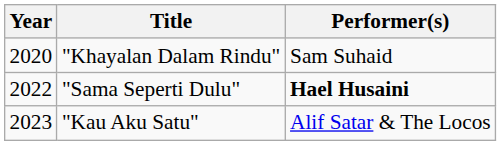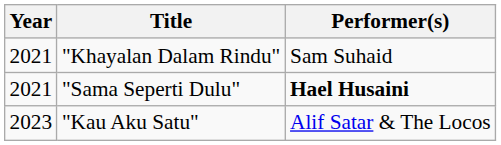(31, 55) 2020 -> (31, 55) 2021
(31, 88) 2022 -> (31, 88) 2021
